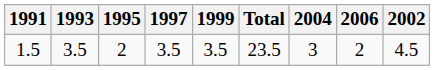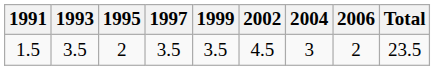columns swapped: (406, 19) <-> (264, 19)
